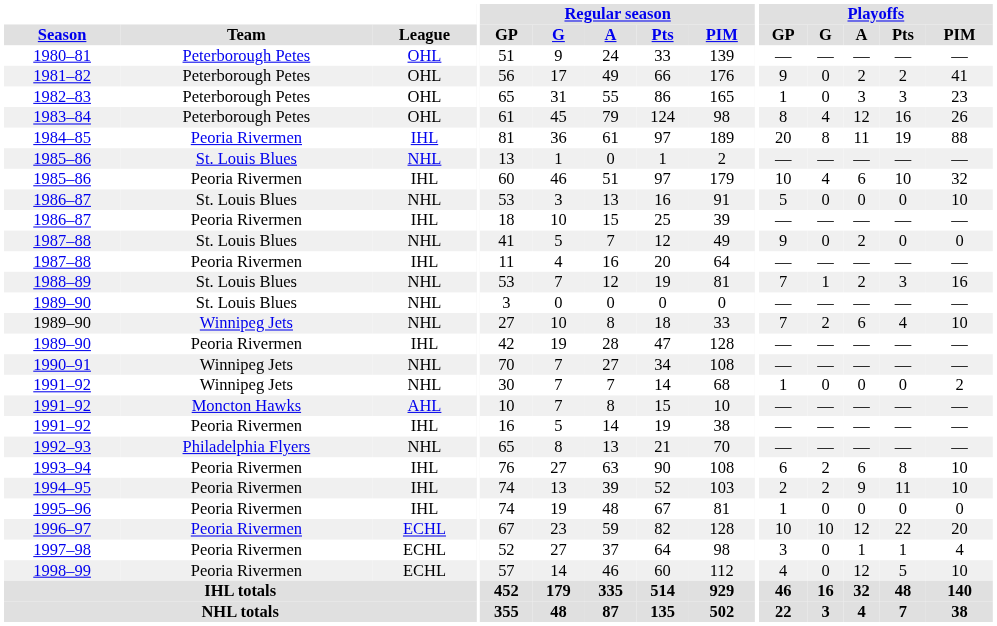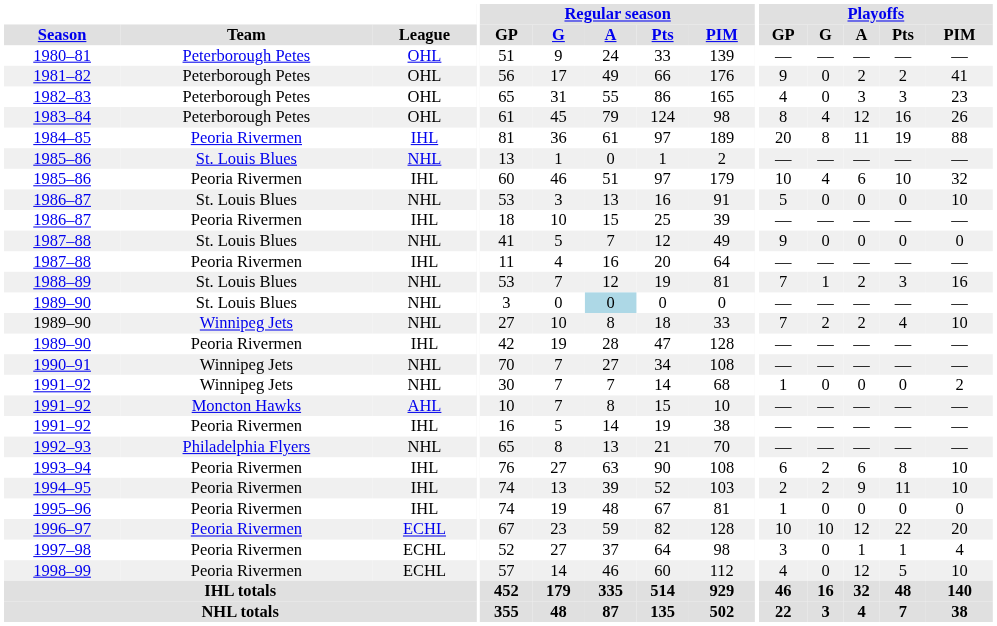(783, 96) 1 -> (783, 96) 4
(862, 240) 2 -> (862, 240) 0
(611, 302) no background -> (611, 302) lightblue background
(862, 323) 6 -> (862, 323) 2
